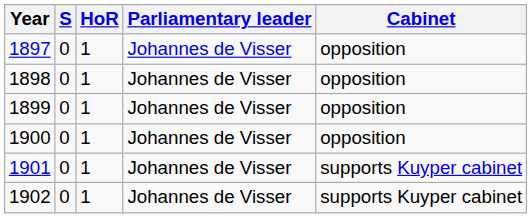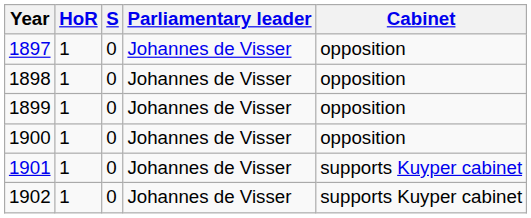columns swapped: (100, 19) <-> (65, 19)
